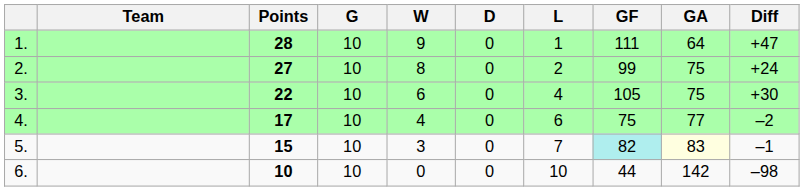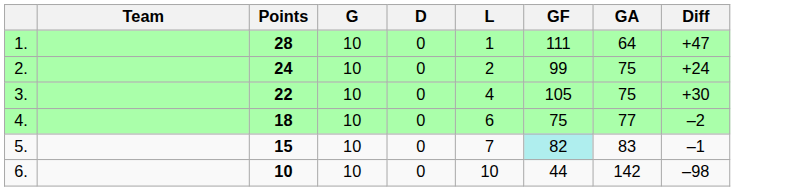- column: (421, 17)
(283, 69) 27 -> (283, 69) 24
(283, 120) 17 -> (283, 120) 18
(696, 146) lightyellow background -> (627, 146) no background
